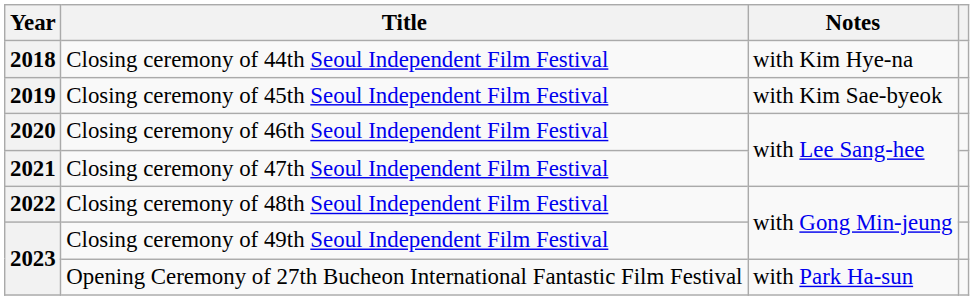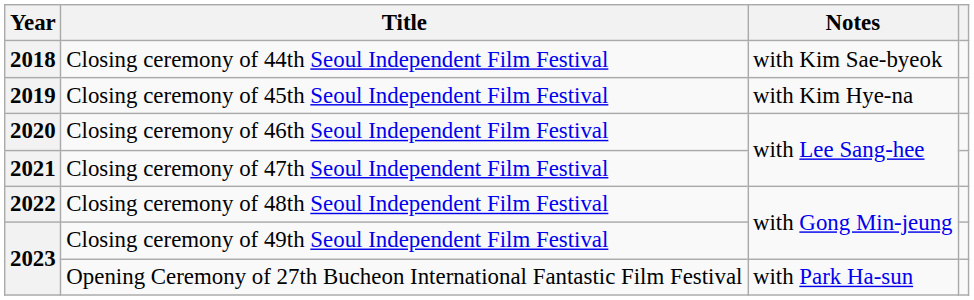(833, 58) with Kim Hye-na -> (848, 58) with Kim Sae-byeok
(848, 95) with Kim Sae-byeok -> (833, 95) with Kim Hye-na
